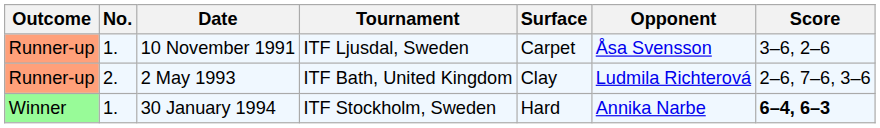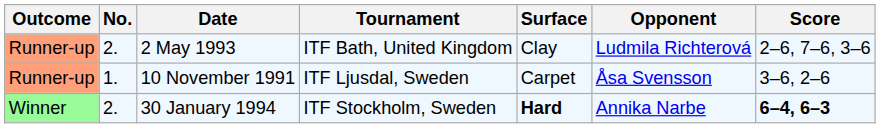rows swapped: (218, 48) <-> (188, 77)
(111, 107) 1. -> (111, 107) 2.
(540, 107) normal -> (541, 107) bold
